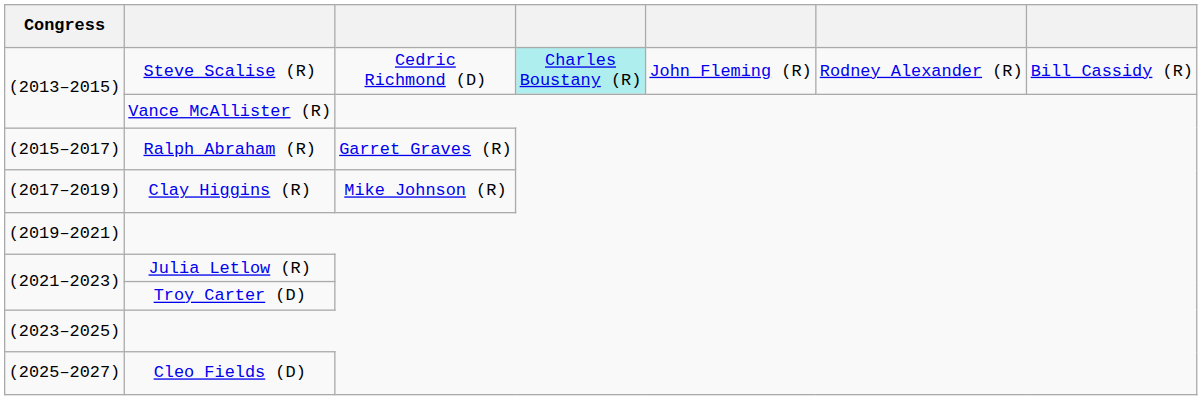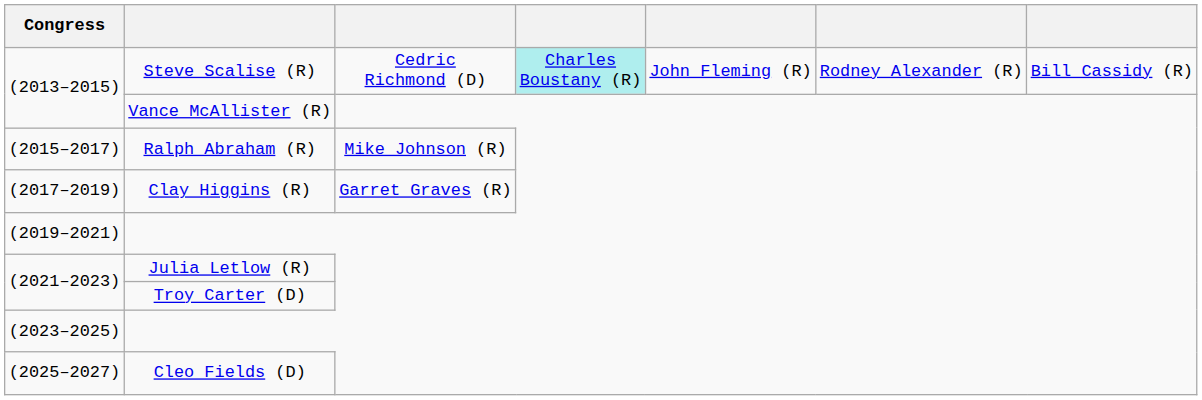(425, 149) Garret Graves (R) -> (425, 149) Mike Johnson (R)
(425, 191) Mike Johnson (R) -> (425, 191) Garret Graves (R)
